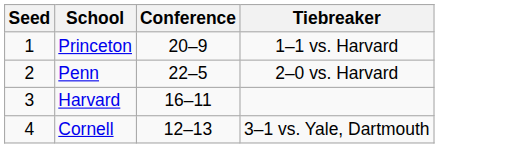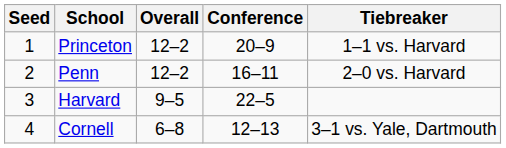+ column: (170, 18)
(188, 73) 22–5 -> (255, 73) 16–11
(188, 101) 16–11 -> (255, 101) 22–5
